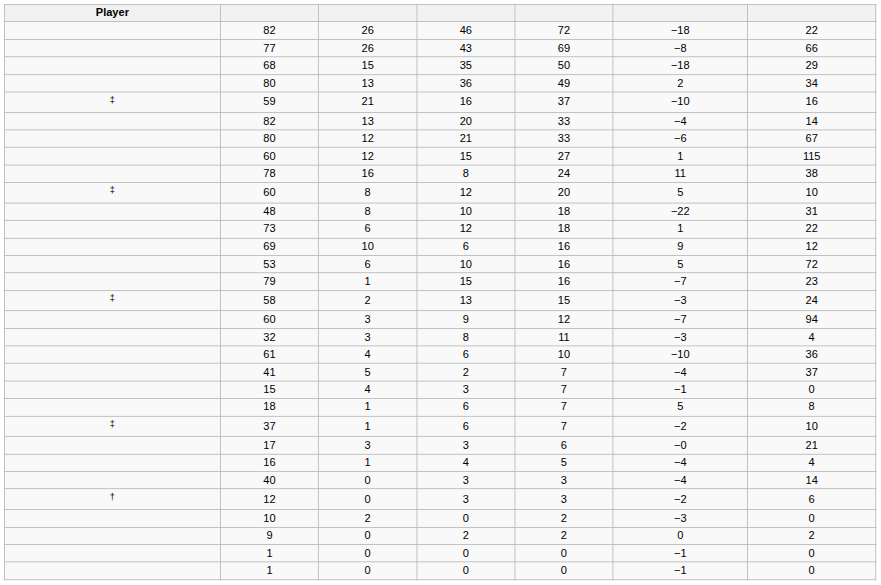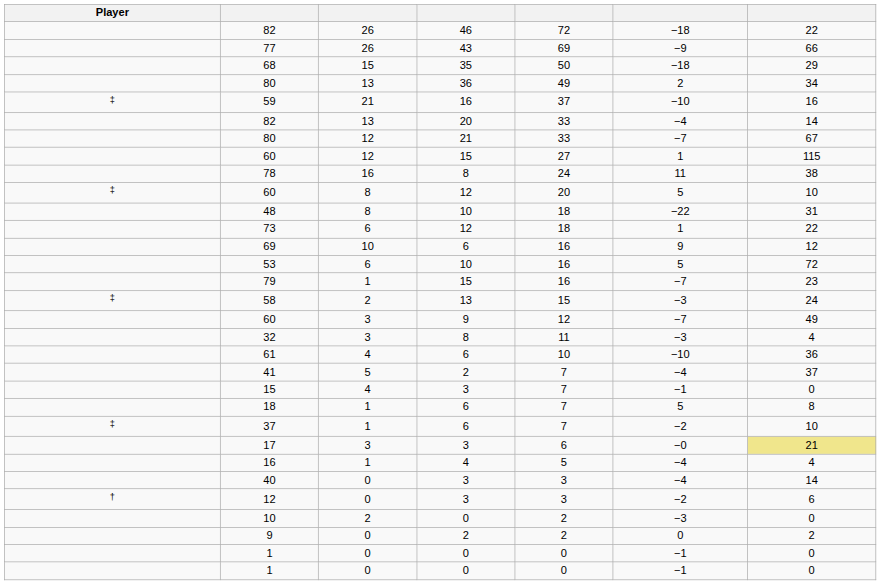(680, 48) −8 -> (680, 48) −9
(680, 138) −6 -> (680, 138) −7
(812, 319) 94 -> (812, 319) 49
(812, 445) no background -> (812, 445) khaki background
